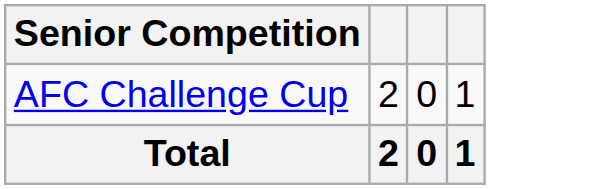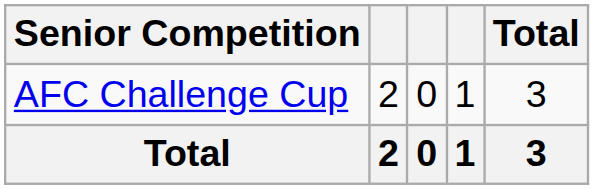+ column: (536, 34)
